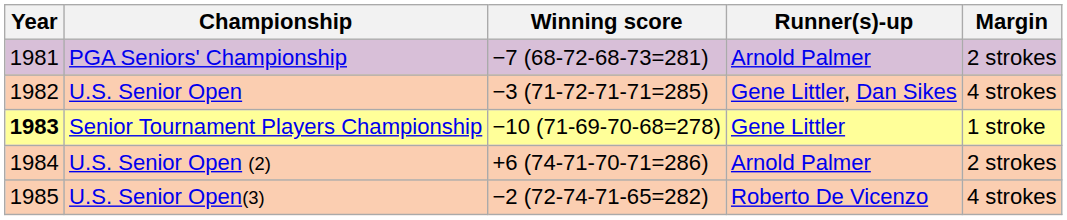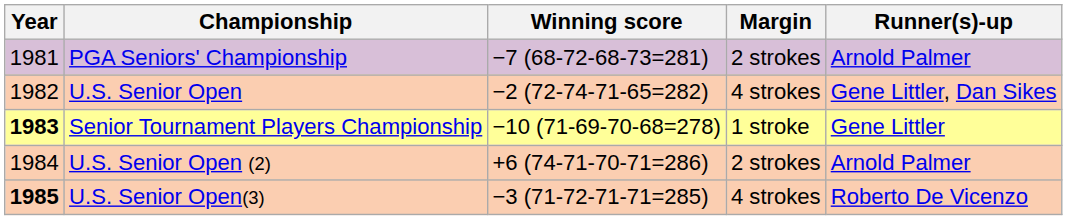columns swapped: (1012, 22) <-> (844, 22)
(600, 92) −3 (71-72-71-71=285) -> (600, 92) −2 (72-74-71-65=282)
(34, 197) normal -> (34, 197) bold
(600, 197) −2 (72-74-71-65=282) -> (600, 197) −3 (71-72-71-71=285)
